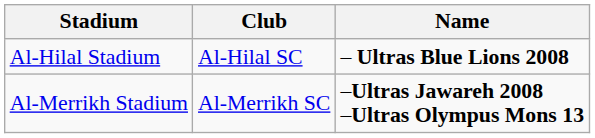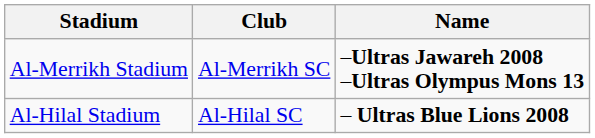rows swapped: (99, 103) <-> (85, 56)
